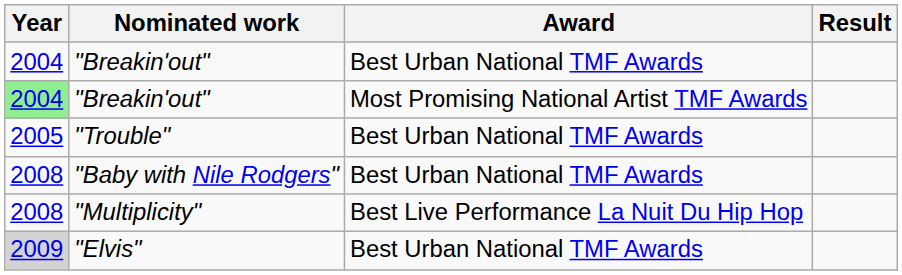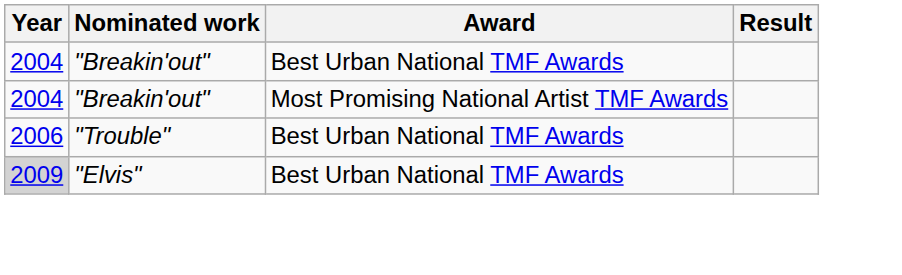(37, 99) lightgreen background -> (37, 99) no background
(37, 136) 2005 -> (37, 136) 2006
- row: (207, 174)
- row: (138, 212)
